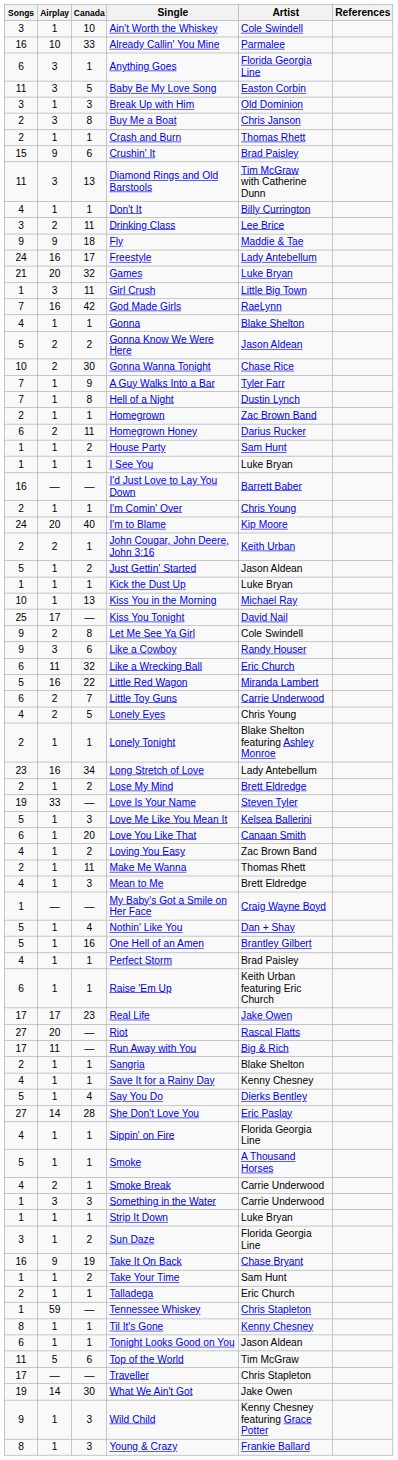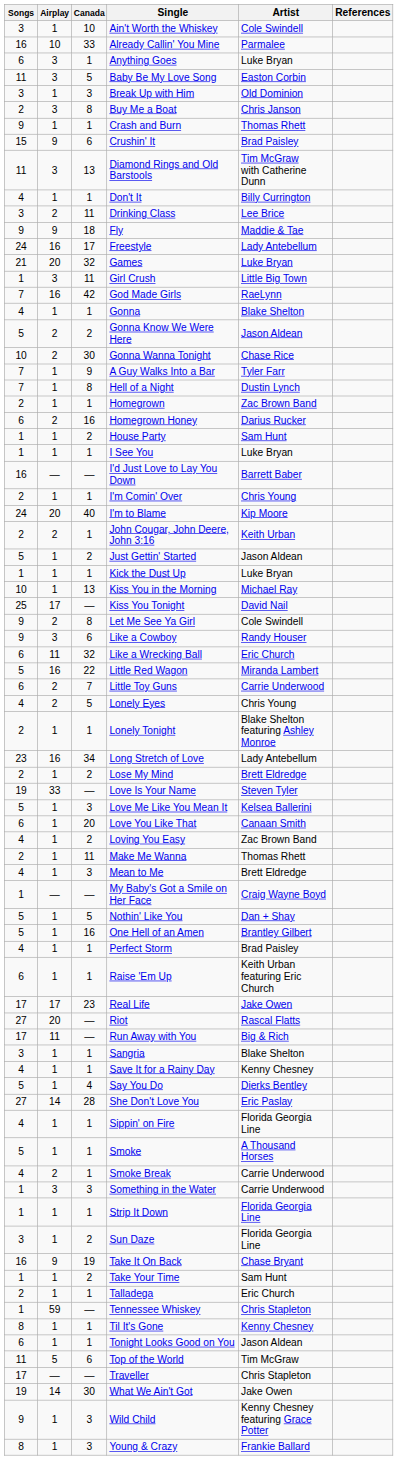(276, 67) Florida Georgia Line -> (267, 61) Luke Bryan
(21, 137) 2 -> (21, 126) 9
(89, 432) 11 -> (89, 420) 16
(89, 928) 4 -> (89, 916) 5
(21, 1065) 2 -> (21, 1053) 3
(267, 1217) Luke Bryan -> (276, 1212) Florida Georgia Line
